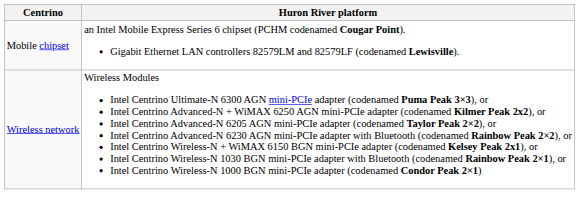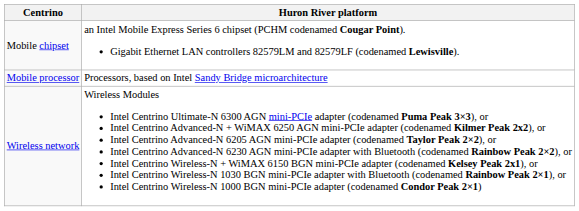+ row: (43, 78)
